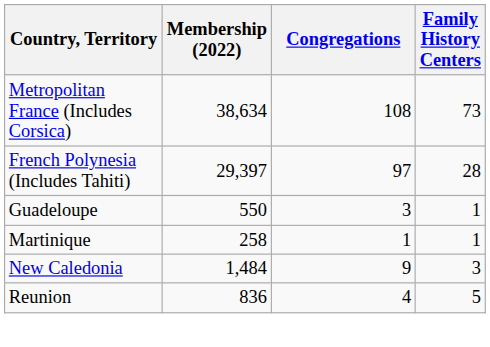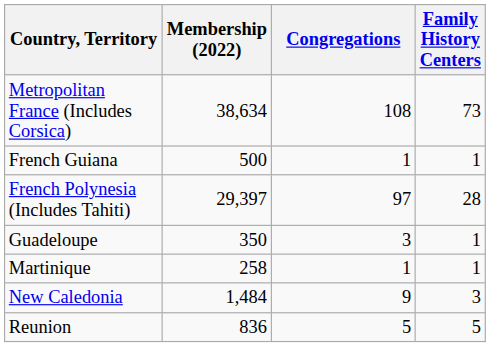+ row: (63, 160)
(253, 210) 550 -> (253, 239) 350
(407, 297) 4 -> (407, 326) 5
